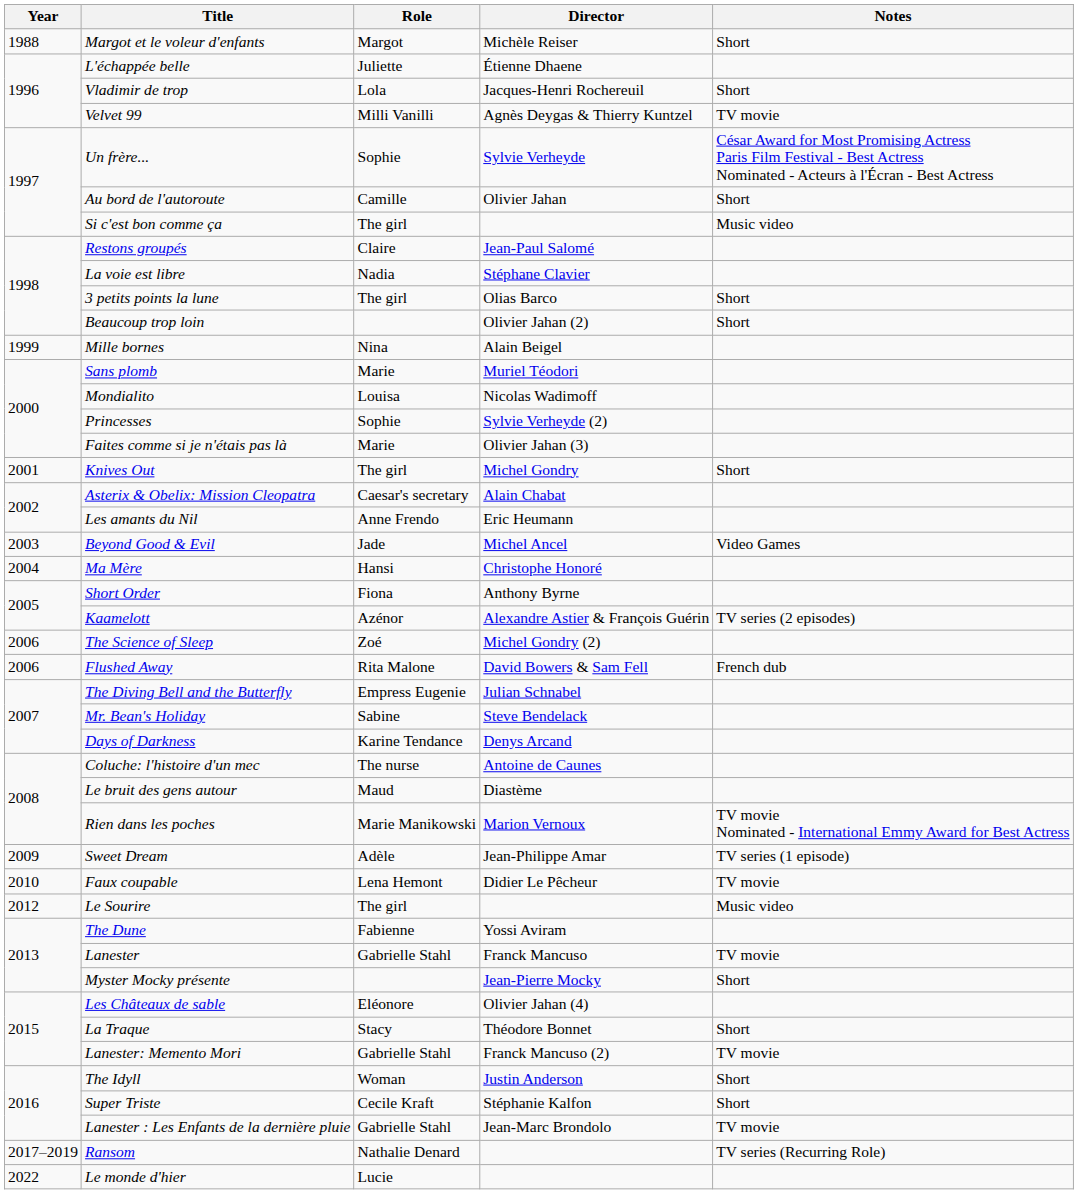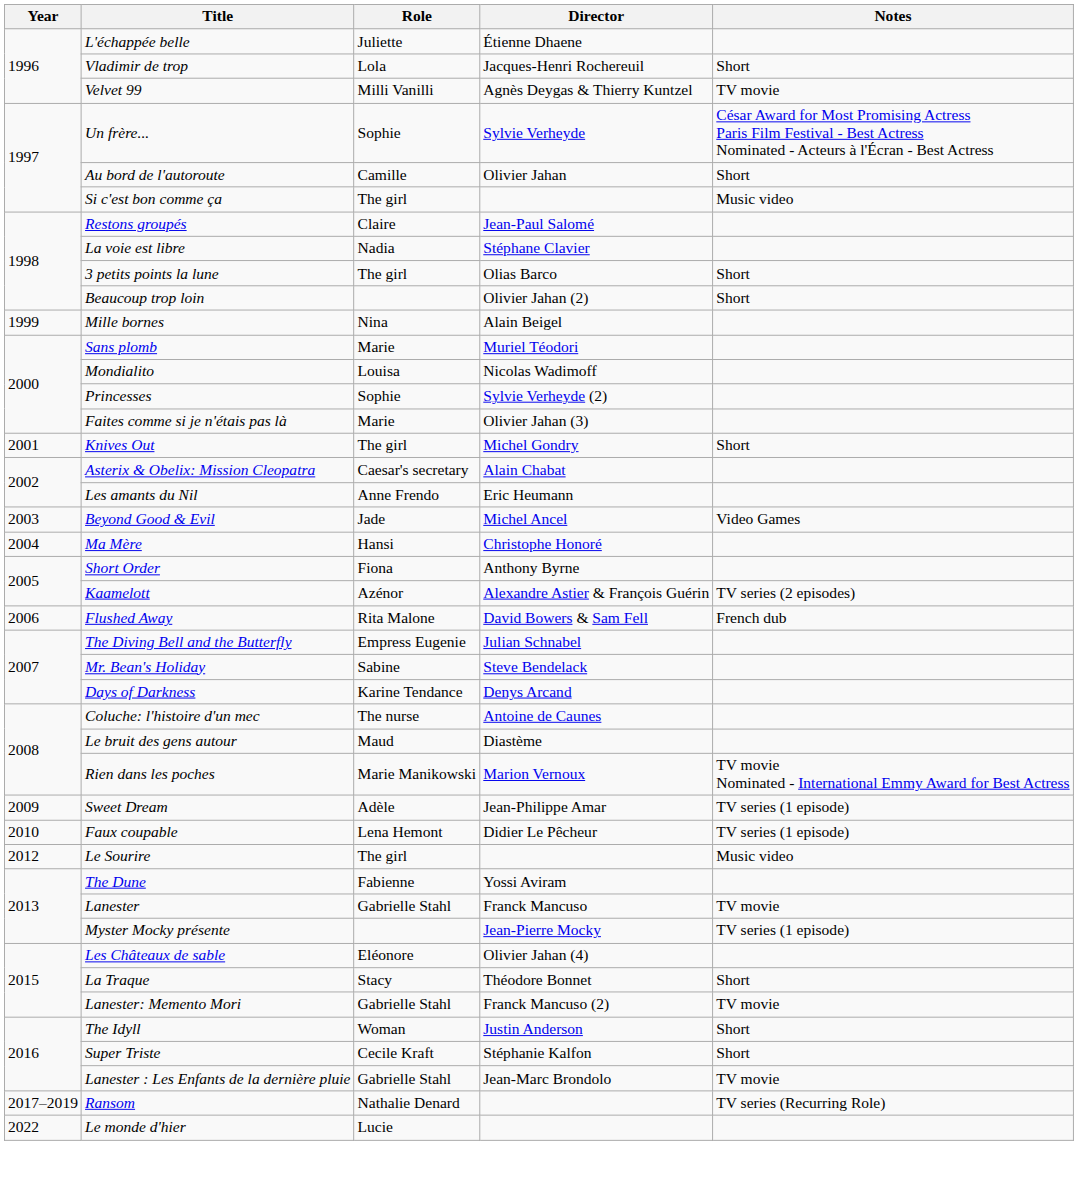- row: (175, 41)
- row: (149, 642)
(748, 881) TV movie -> (783, 832) TV series (1 episode)
(733, 979) Short -> (783, 930) TV series (1 episode)
